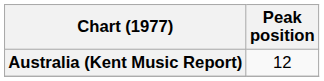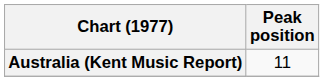(282, 62) 12 -> (282, 62) 11
